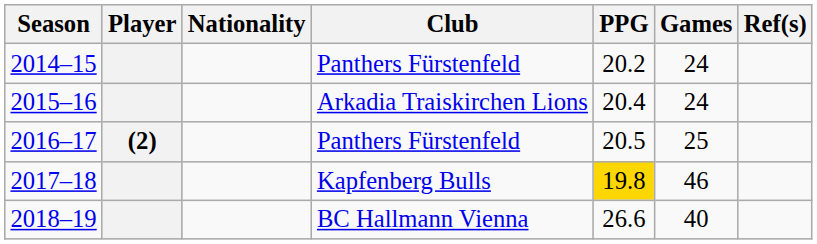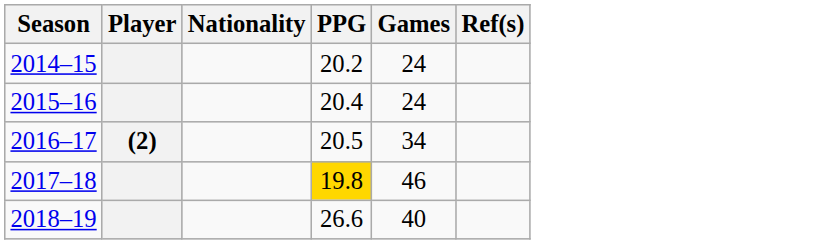- column: (452, 24)
(696, 141) 25 -> (414, 141) 34
